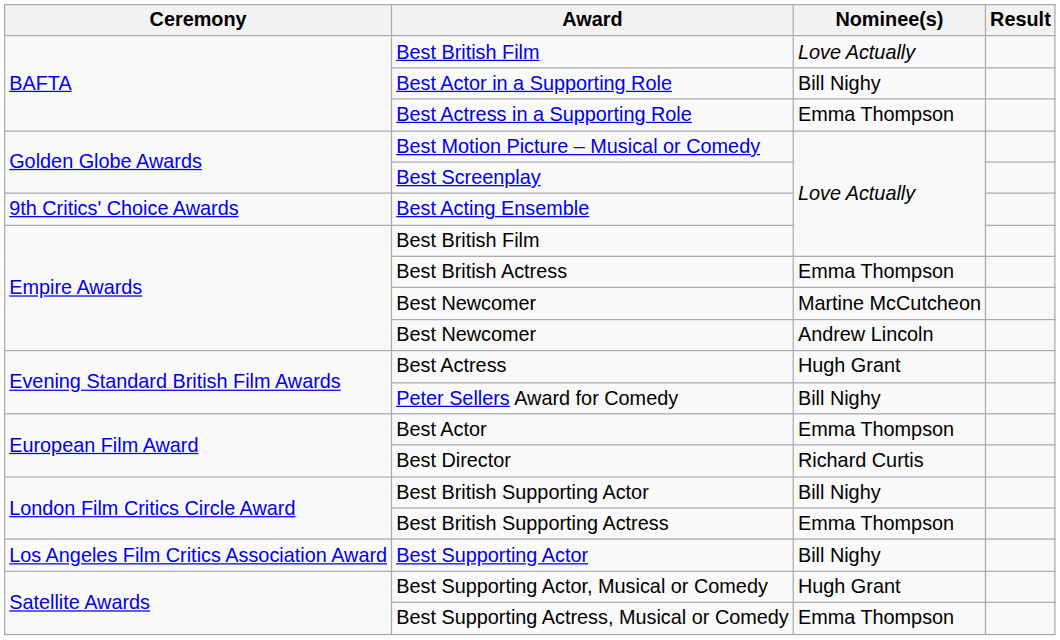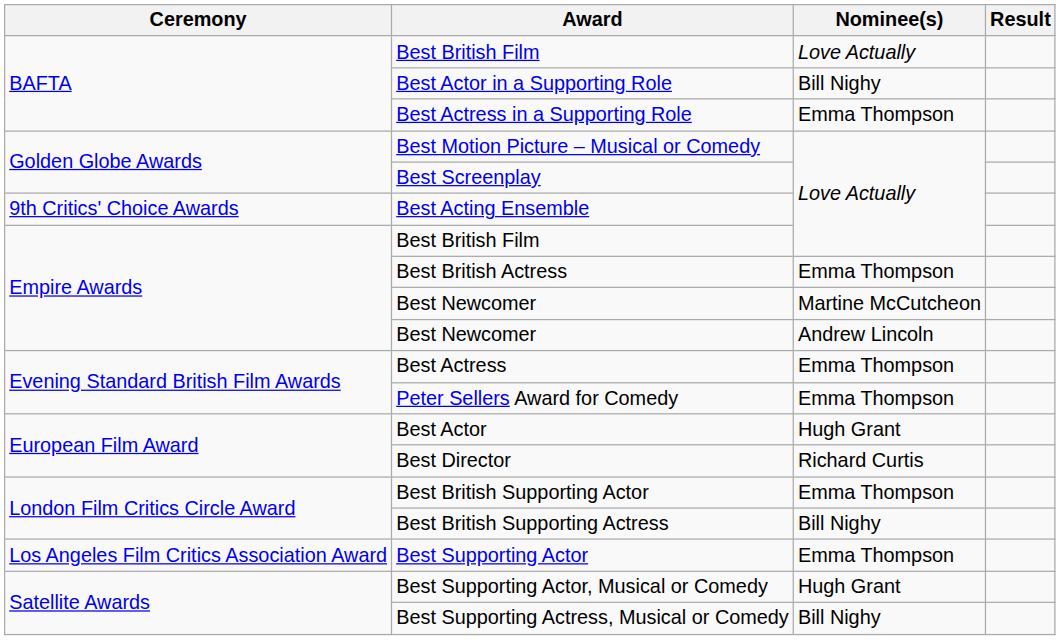(849, 366) Hugh Grant -> (876, 366) Emma Thompson
(839, 397) Bill Nighy -> (876, 397) Emma Thompson
(876, 429) Emma Thompson -> (849, 429) Hugh Grant
(839, 492) Bill Nighy -> (876, 492) Emma Thompson
(876, 523) Emma Thompson -> (839, 523) Bill Nighy
(839, 555) Bill Nighy -> (876, 555) Emma Thompson
(876, 618) Emma Thompson -> (839, 618) Bill Nighy
